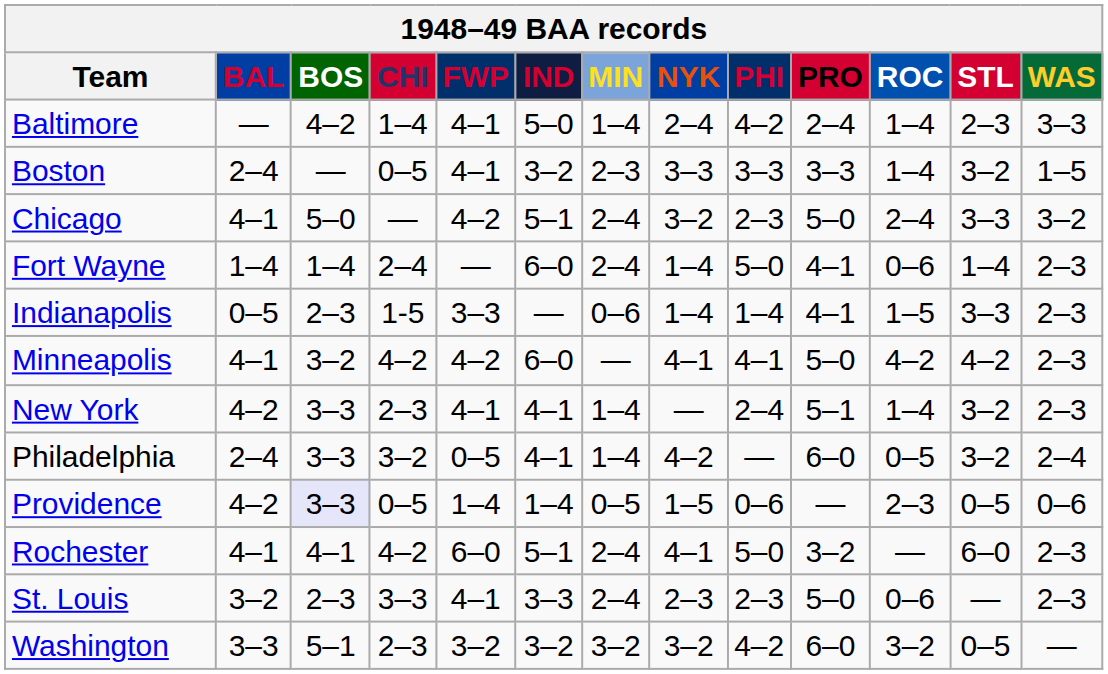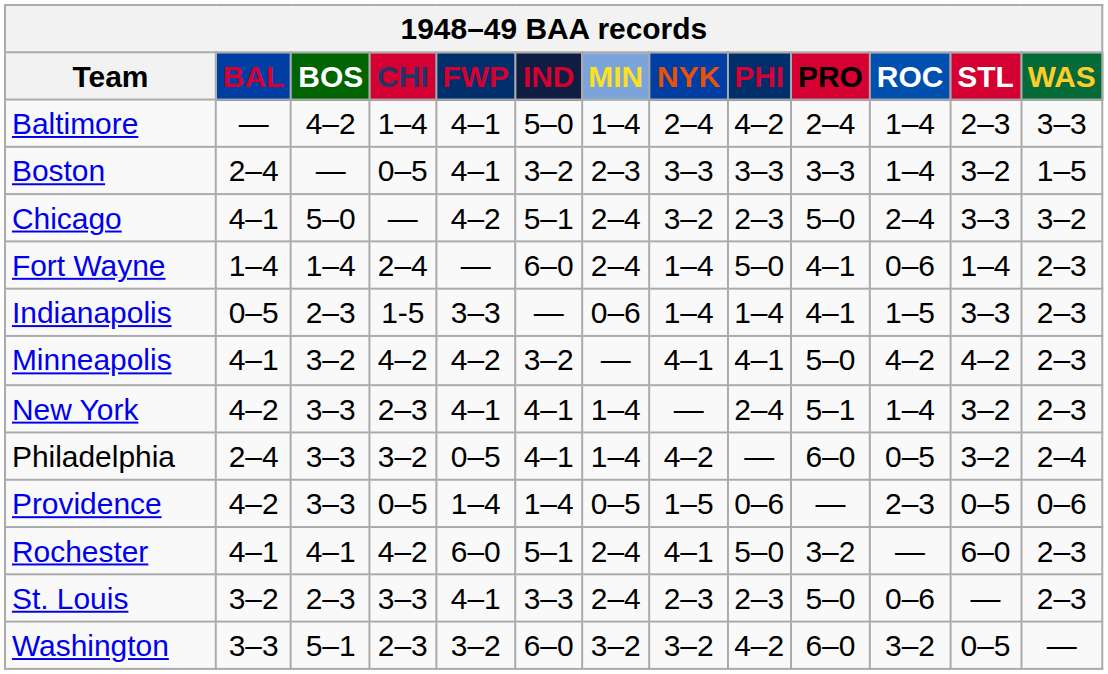(549, 361) 6–0 -> (549, 361) 3–2
(331, 503) lavender background -> (331, 503) no background
(549, 645) 3–2 -> (549, 645) 6–0
